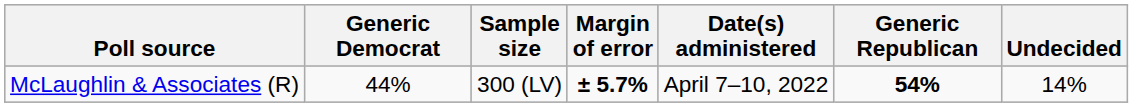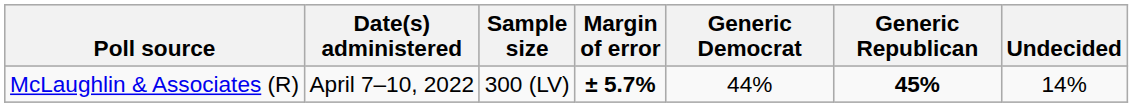columns swapped: (746, 36) <-> (388, 36)
(917, 84) 54% -> (917, 84) 45%
